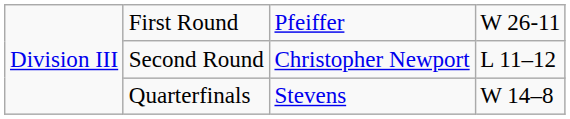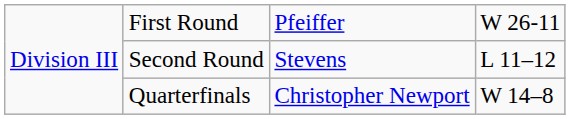(372, 59) Christopher Newport -> (310, 59) Stevens
(310, 95) Stevens -> (372, 95) Christopher Newport
